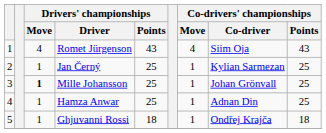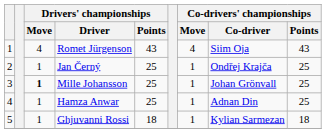(248, 66) Kylian Sarmezan -> (241, 66) Ondřej Krajča
(241, 119) Ondřej Krajča -> (248, 119) Kylian Sarmezan
